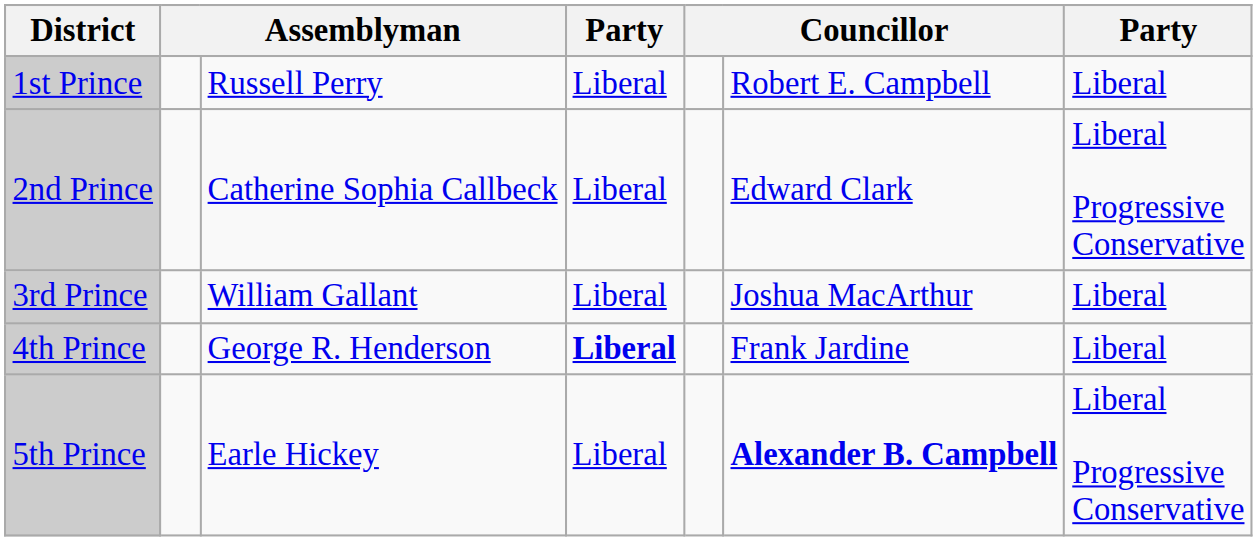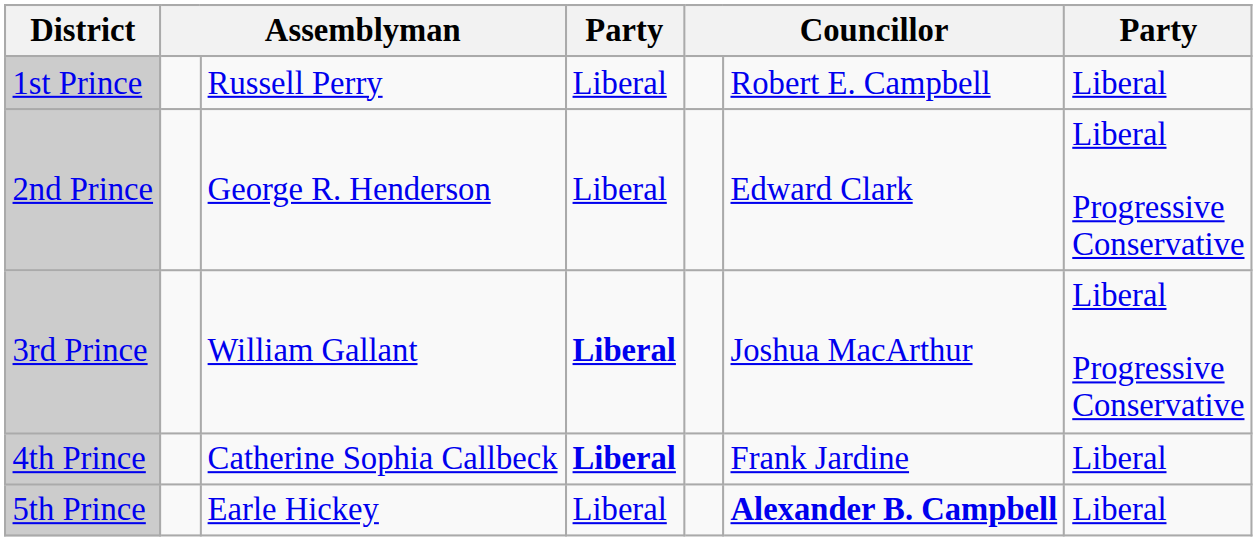(383, 188) Catherine Sophia Callbeck -> (349, 188) George R. Henderson
(620, 295) normal -> (624, 350) bold
(1119, 295) Liberal -> (1158, 350) Liberal Progressive Conservative
(349, 347) George R. Henderson -> (383, 457) Catherine Sophia Callbeck
(1158, 454) Liberal Progressive Conservative -> (1119, 509) Liberal
